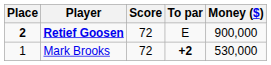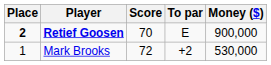(146, 32) 72 -> (146, 32) 70
(185, 51) bold -> (185, 51) normal
